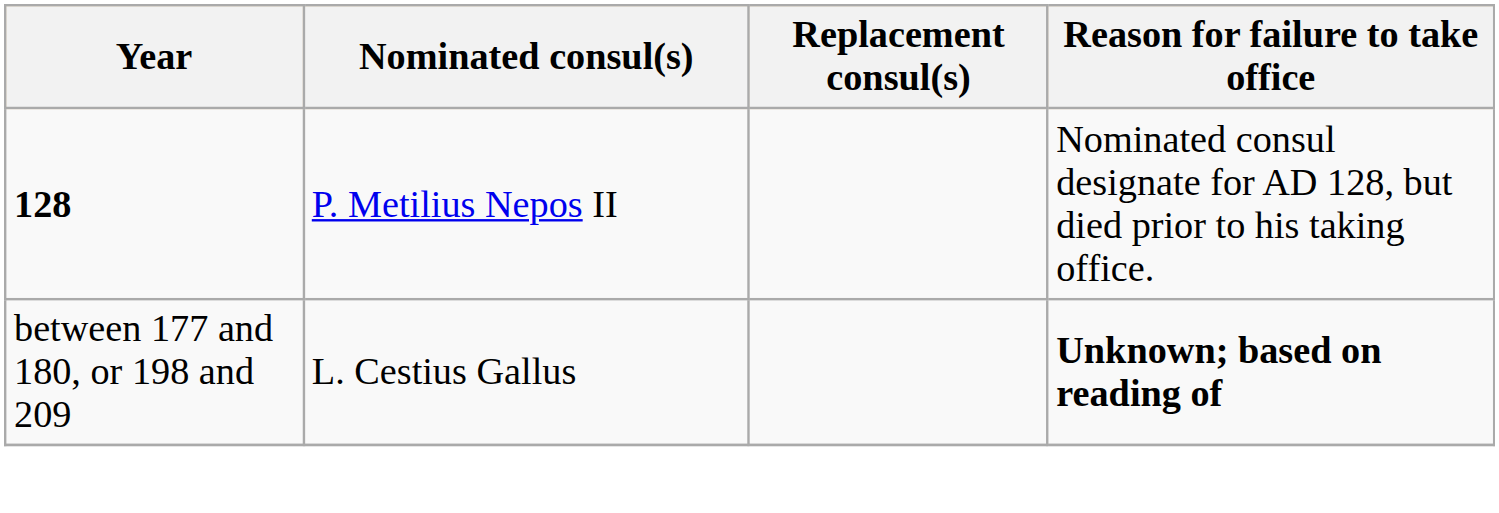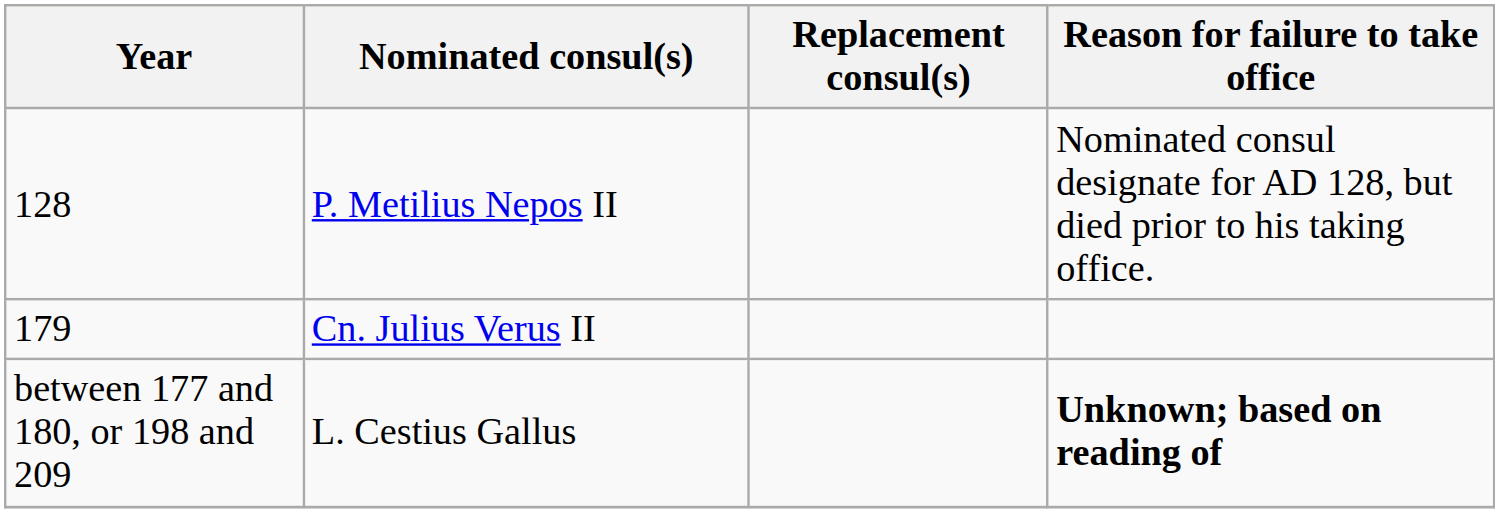(43, 203) bold -> (43, 203) normal
+ row: (454, 328)
